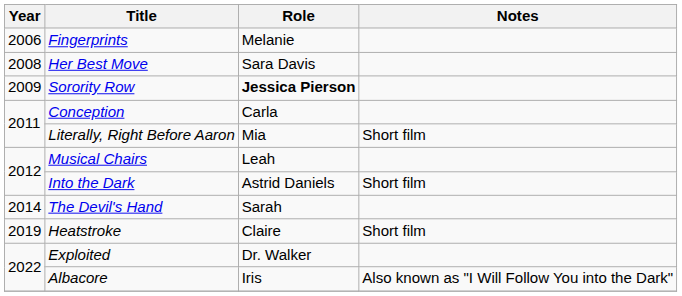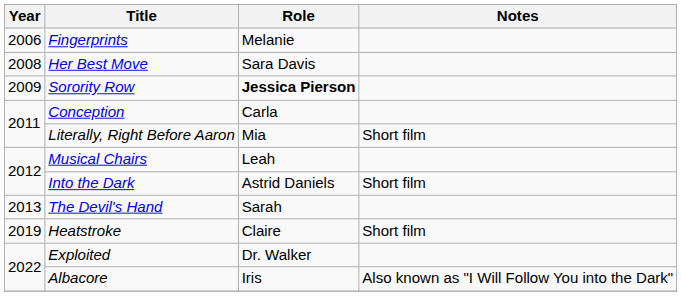(25, 207) 2014 -> (25, 207) 2013
